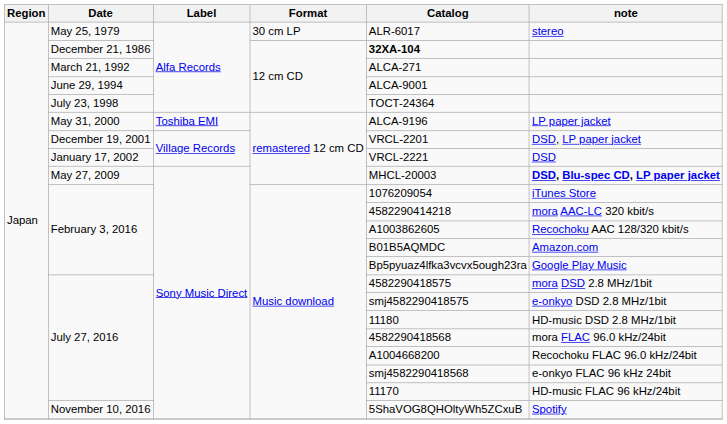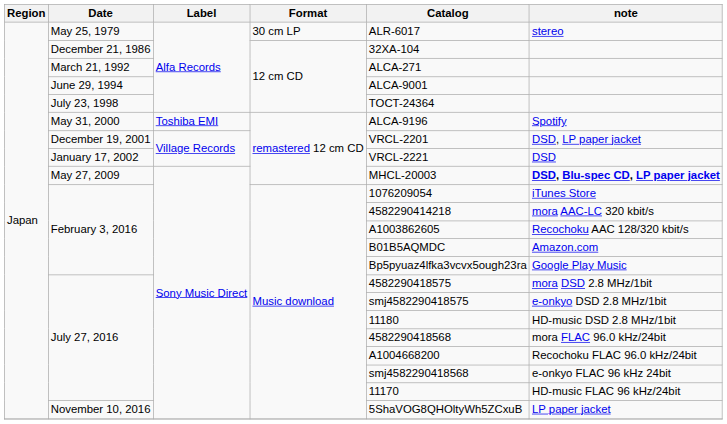(394, 49) bold -> (394, 49) normal
(571, 121) LP paper jacket -> (549, 121) Spotify
(549, 409) Spotify -> (571, 409) LP paper jacket
